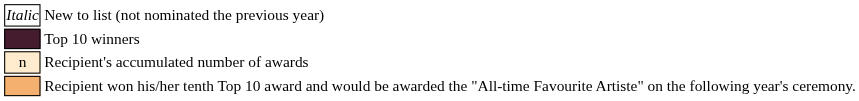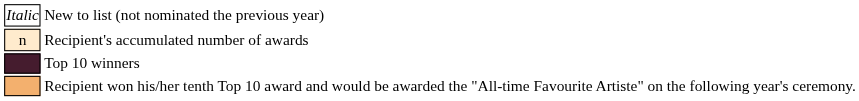rows swapped: (92, 38) <-> (176, 62)
